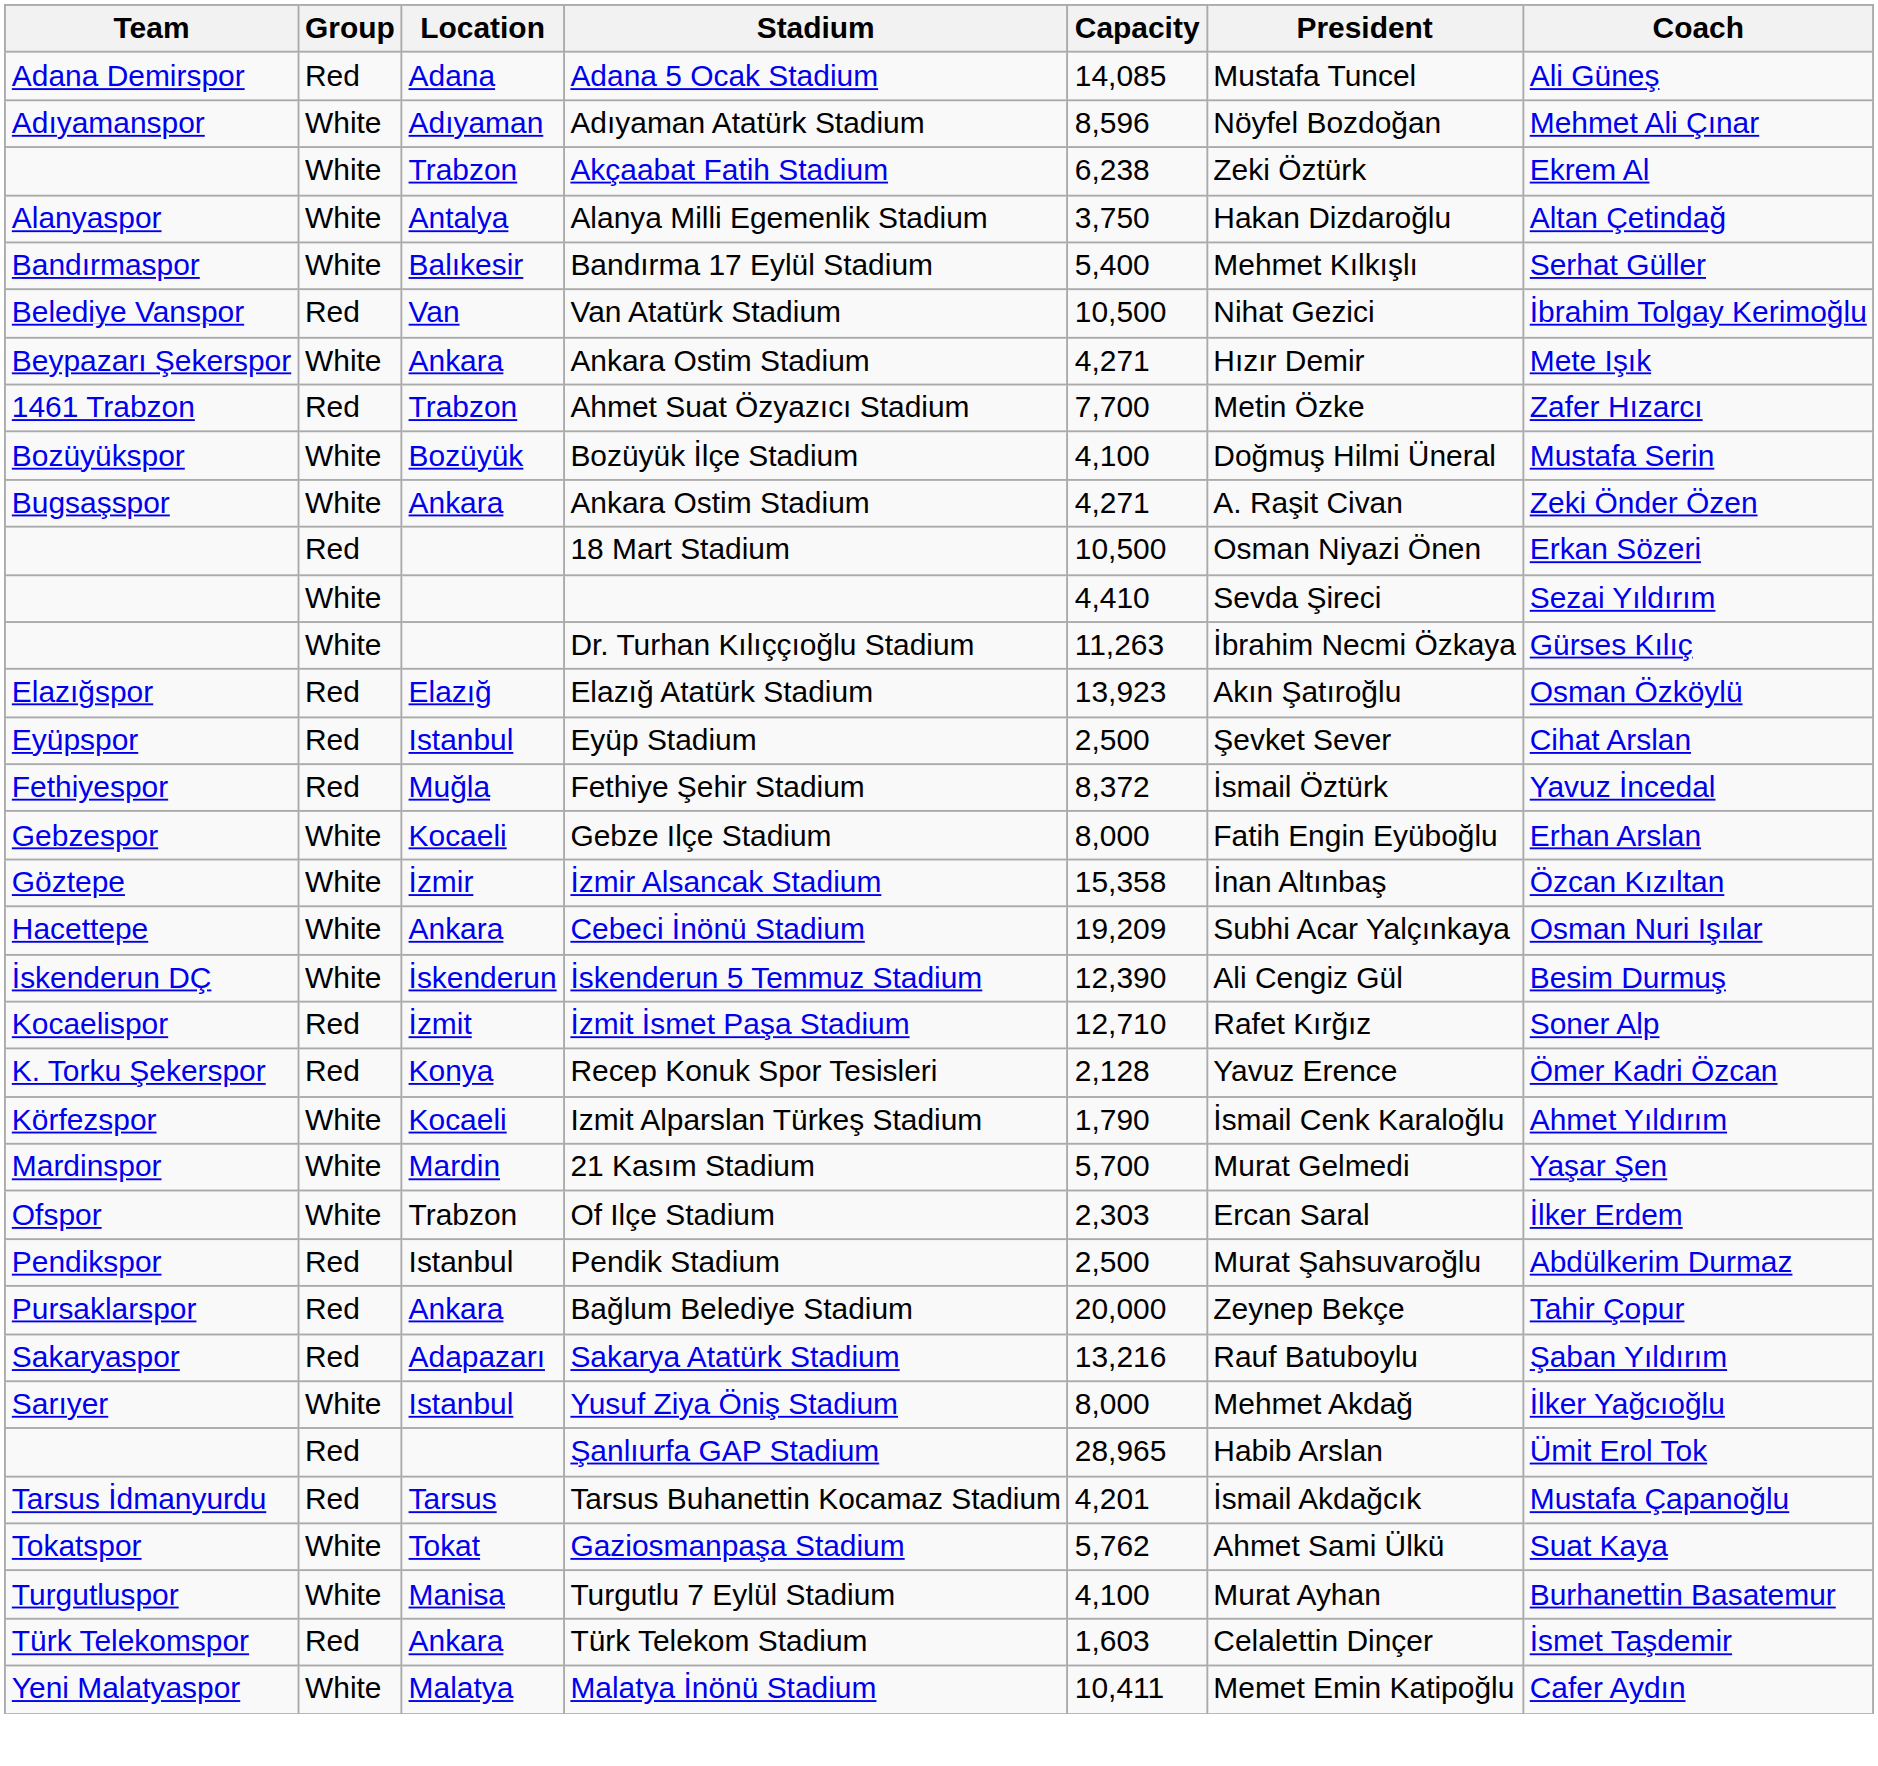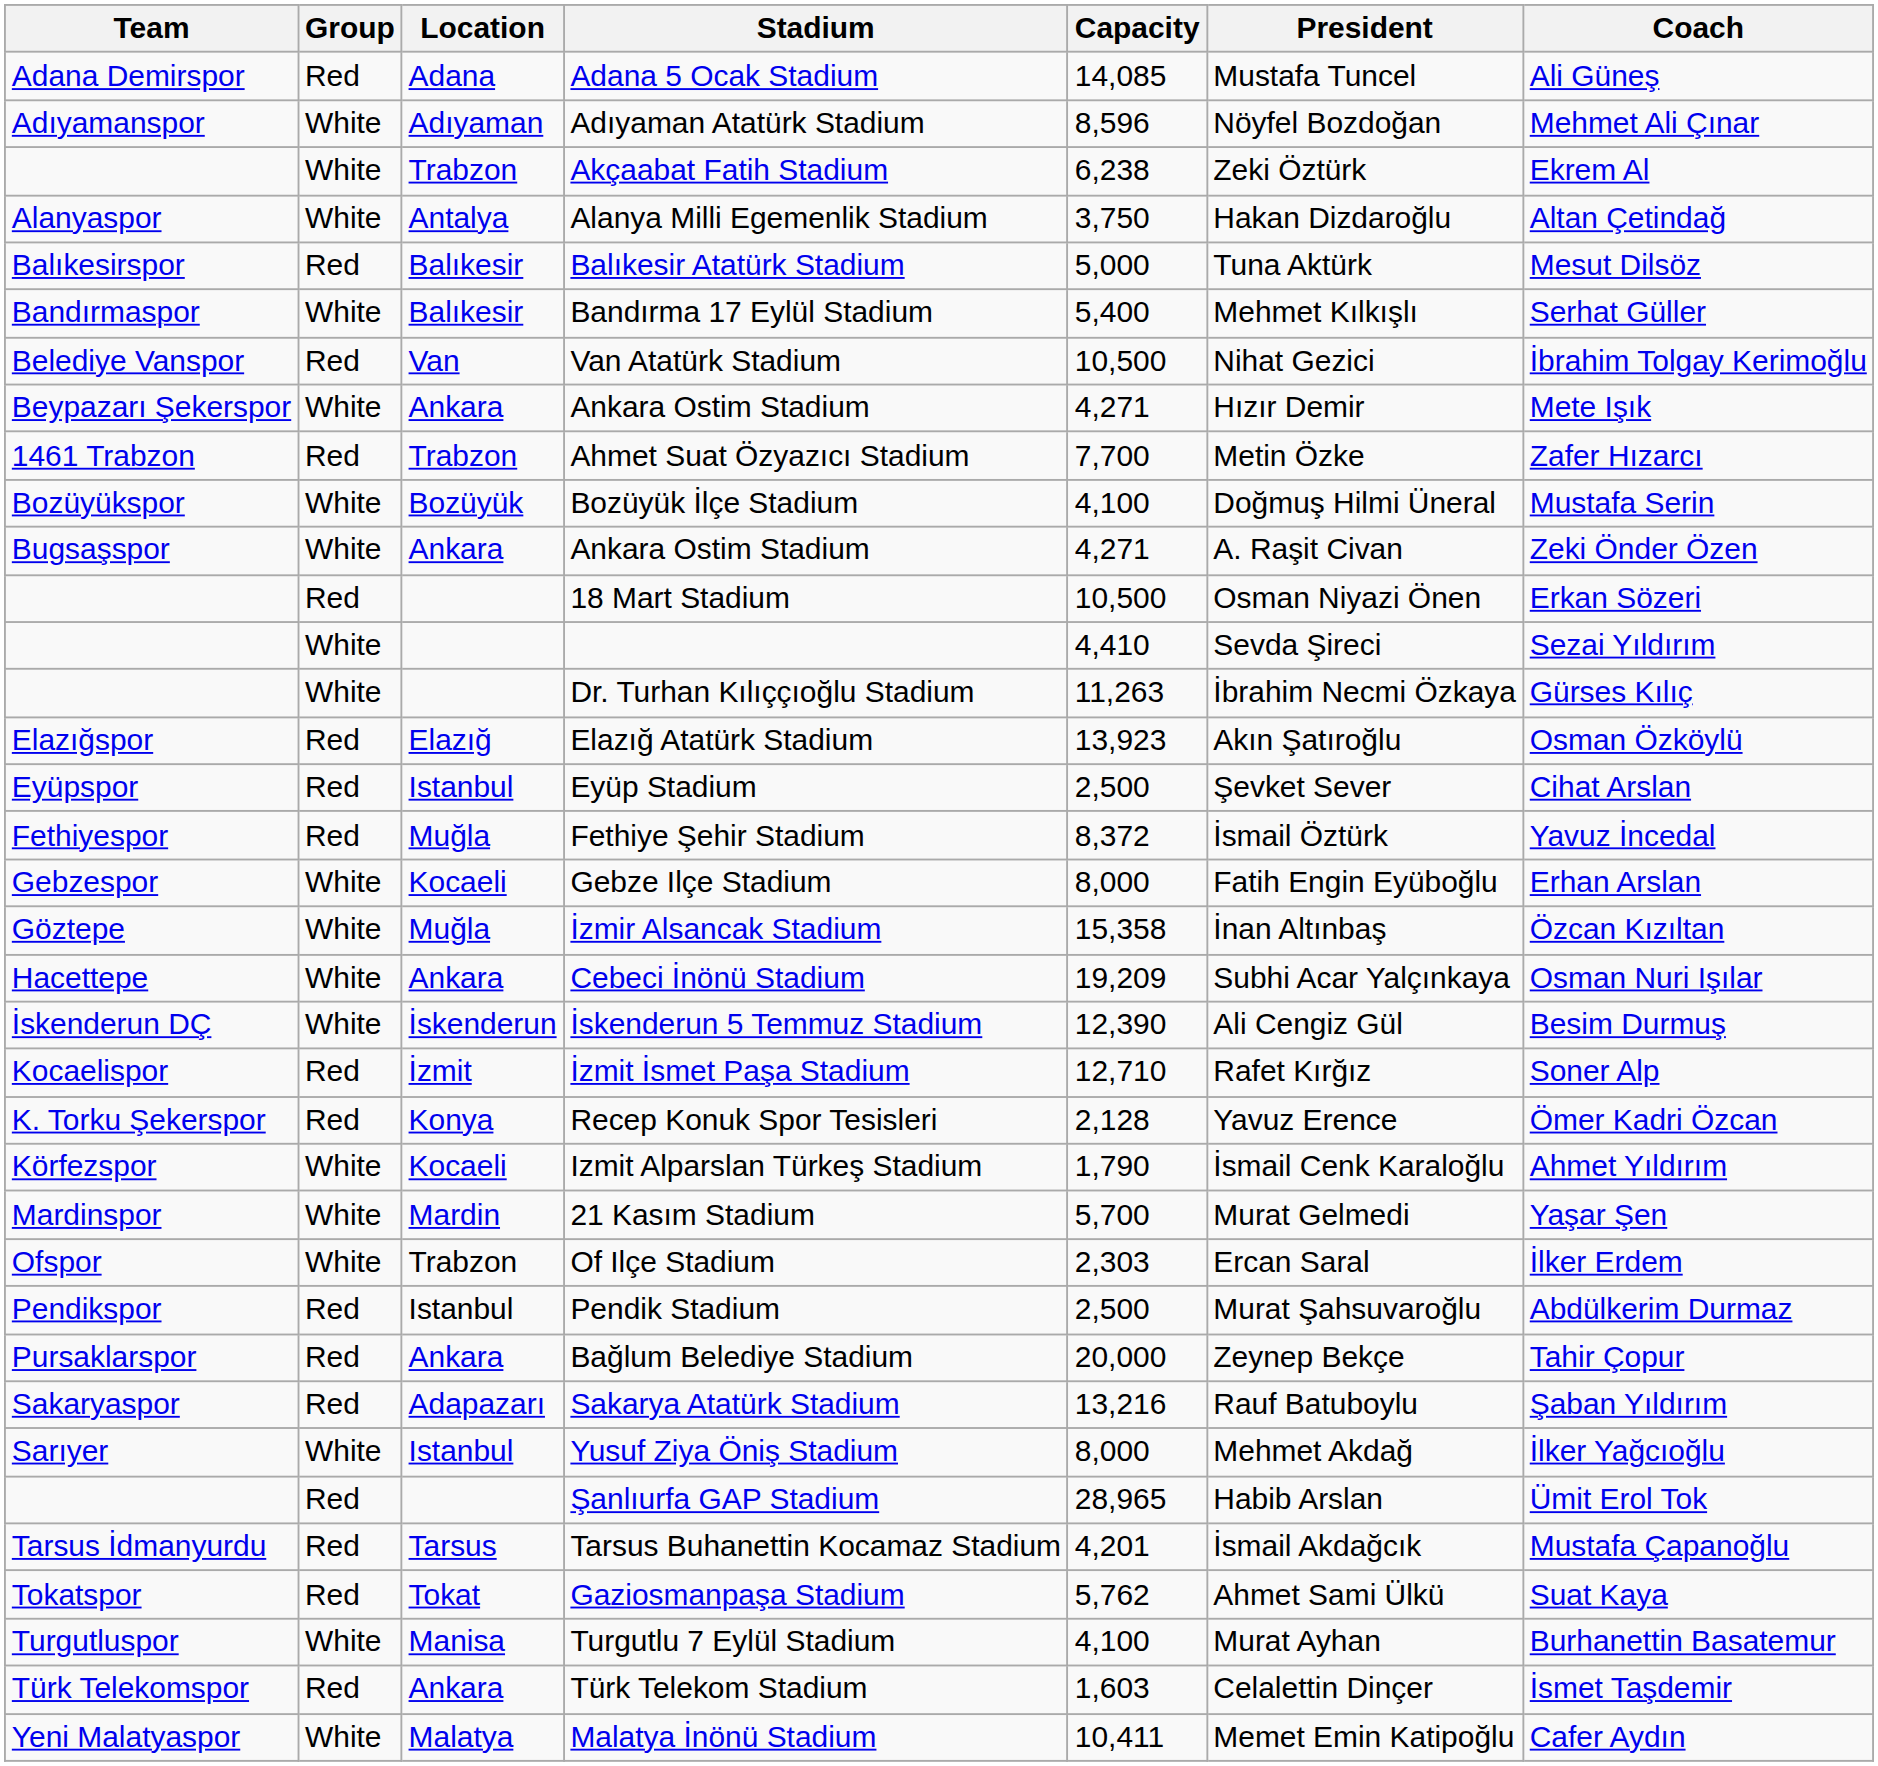+ row: (98, 265)
(441, 882) İzmir -> (449, 929) Muğla
(343, 1546) White -> (332, 1594) Red
